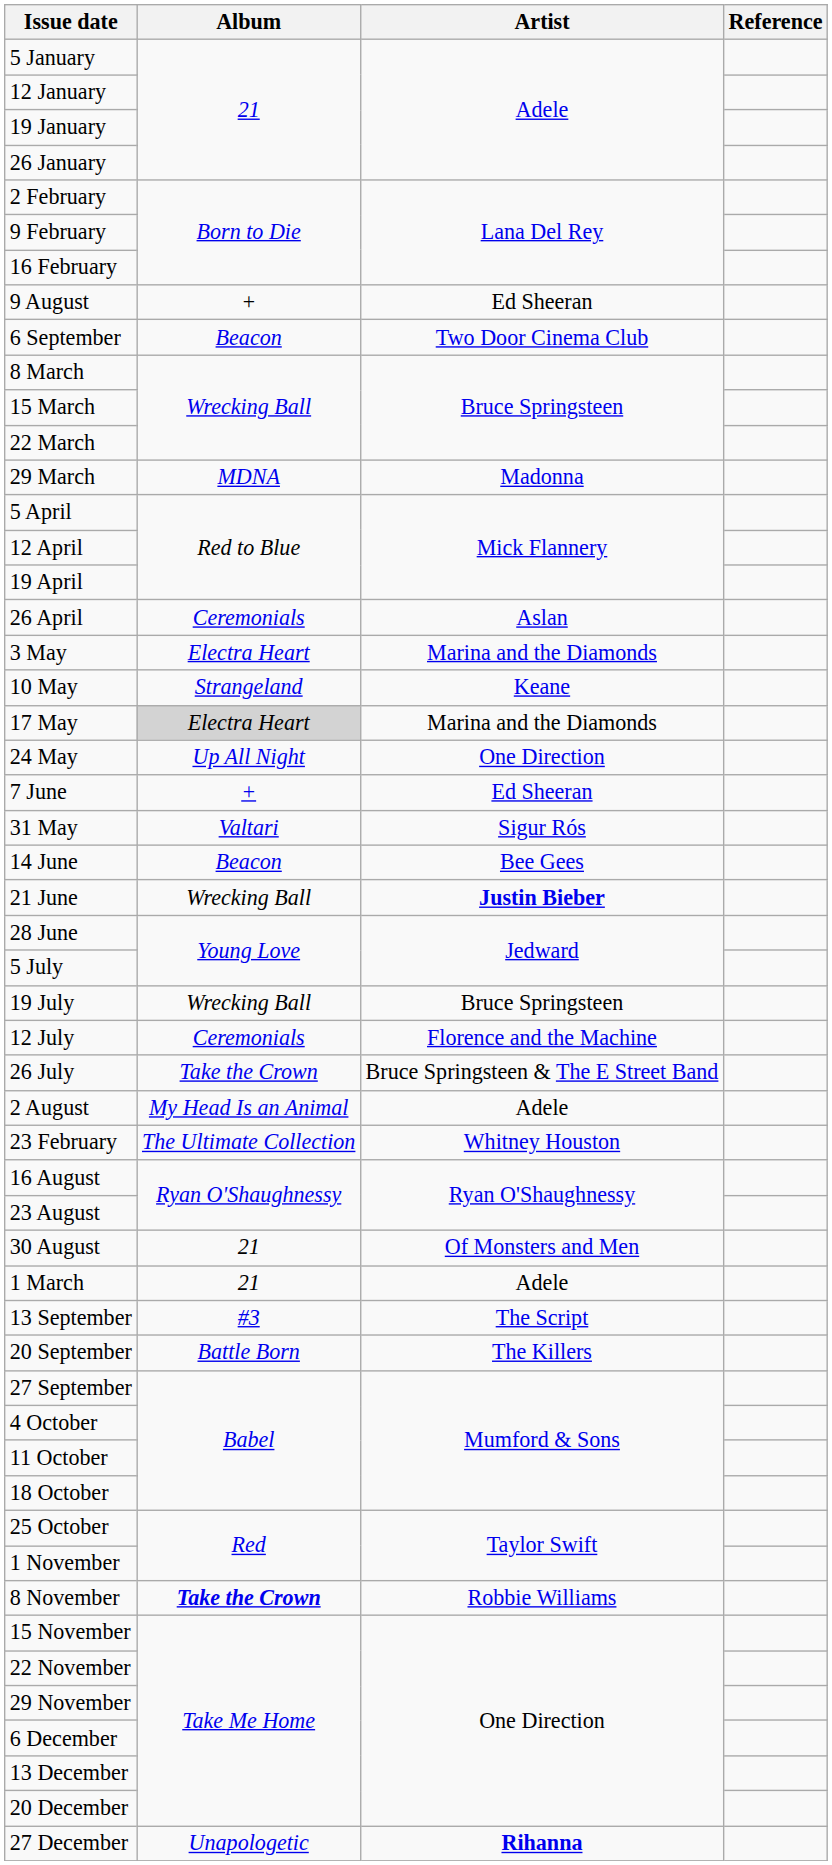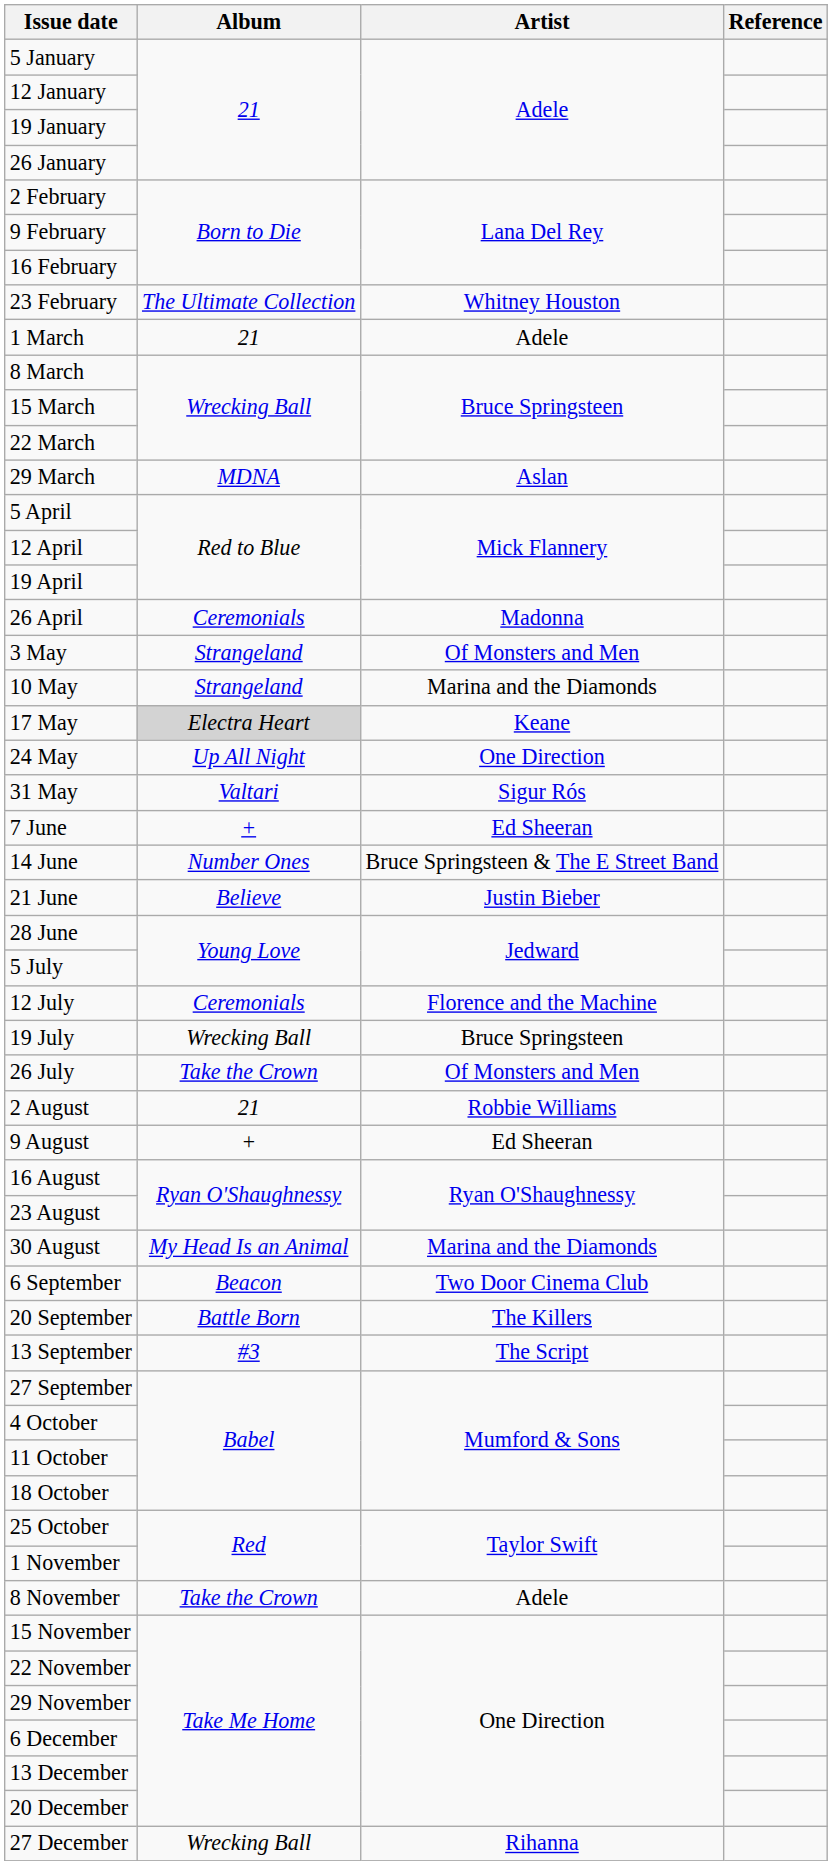rows swapped: (63, 1142) <-> (49, 302)
rows swapped: (47, 1282) <-> (65, 337)
(542, 477) Madonna -> (542, 477) Aslan
(542, 617) Aslan -> (542, 617) Madonna
(249, 652) Electra Heart -> (249, 652) Strangeland
(542, 652) Marina and the Diamonds -> (542, 652) Of Monsters and Men
(542, 687) Keane -> (542, 687) Marina and the Diamonds
(542, 722) Marina and the Diamonds -> (542, 722) Keane
rows swapped: (44, 827) <-> (38, 792)
(249, 862) Beacon -> (249, 862) Number Ones
(542, 862) Bee Gees -> (542, 862) Bruce Springsteen & The E Street Band
(249, 897) Wrecking Ball -> (249, 897) Believe
(542, 897) bold -> (542, 897) normal
rows swapped: (42, 1037) <-> (42, 1002)
(542, 1072) Bruce Springsteen & The E Street Band -> (542, 1072) Of Monsters and Men
(249, 1107) My Head Is an Animal -> (249, 1107) 21
(542, 1107) Adele -> (542, 1107) Robbie Williams
(249, 1247) 21 -> (249, 1247) My Head Is an Animal
(542, 1247) Of Monsters and Men -> (542, 1247) Marina and the Diamonds
rows swapped: (71, 1317) <-> (71, 1352)
(249, 1597) bold -> (249, 1597) normal
(542, 1597) Robbie Williams -> (542, 1597) Adele
(249, 1842) Unapologetic -> (249, 1842) Wrecking Ball
(542, 1842) bold -> (542, 1842) normal
